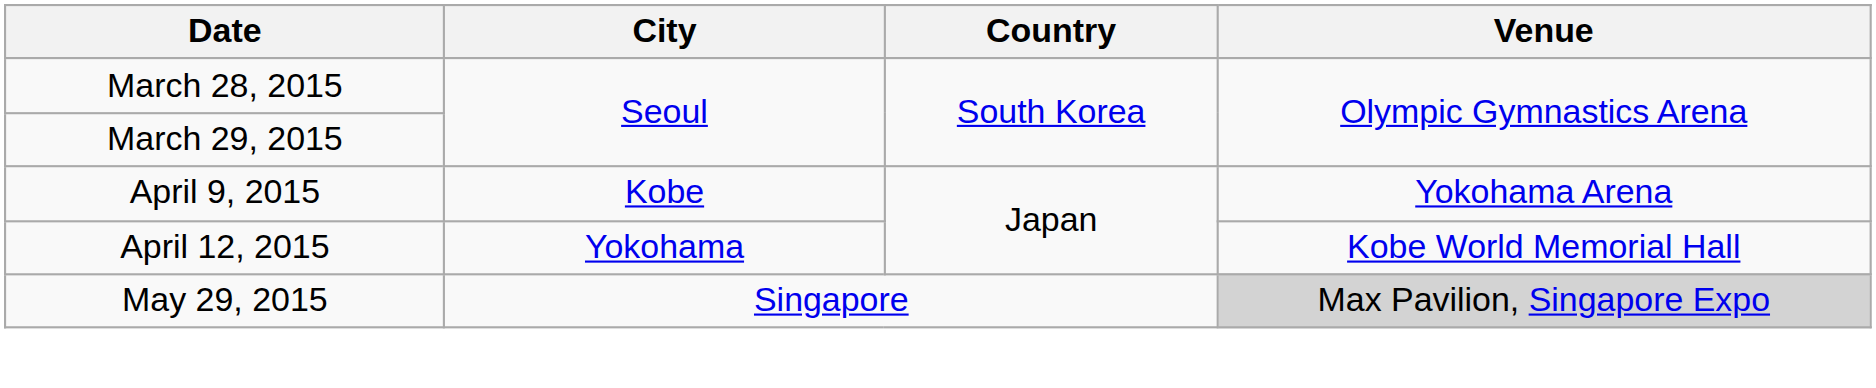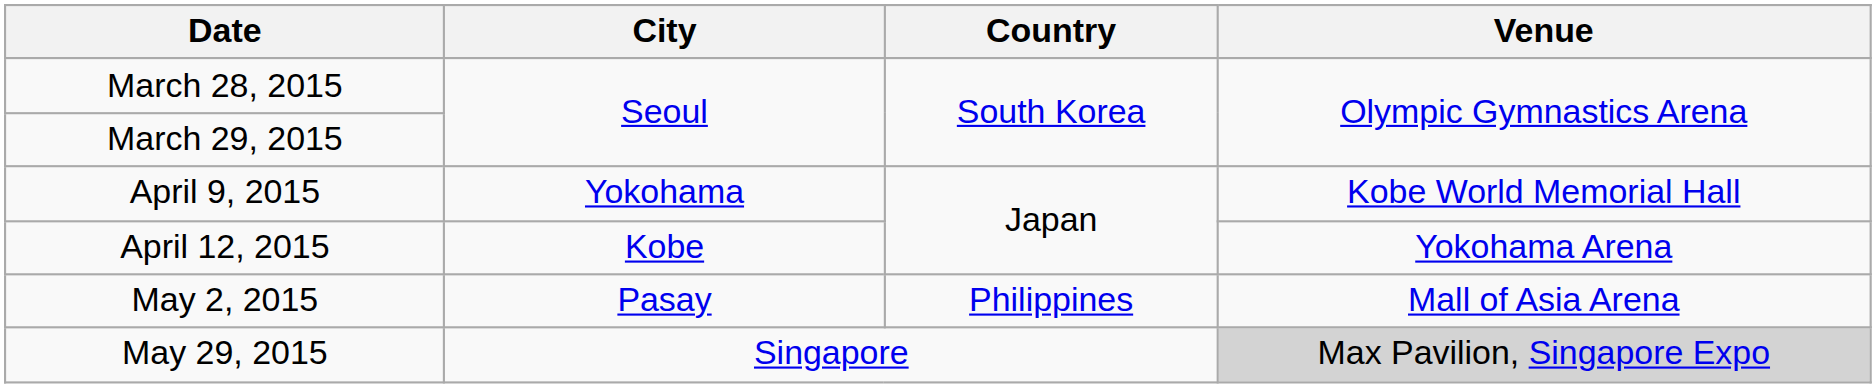(665, 192) Kobe -> (665, 192) Yokohama
(1544, 192) Yokohama Arena -> (1544, 192) Kobe World Memorial Hall
(665, 246) Yokohama -> (665, 246) Kobe
(1544, 246) Kobe World Memorial Hall -> (1544, 246) Yokohama Arena
+ row: (225, 300)
